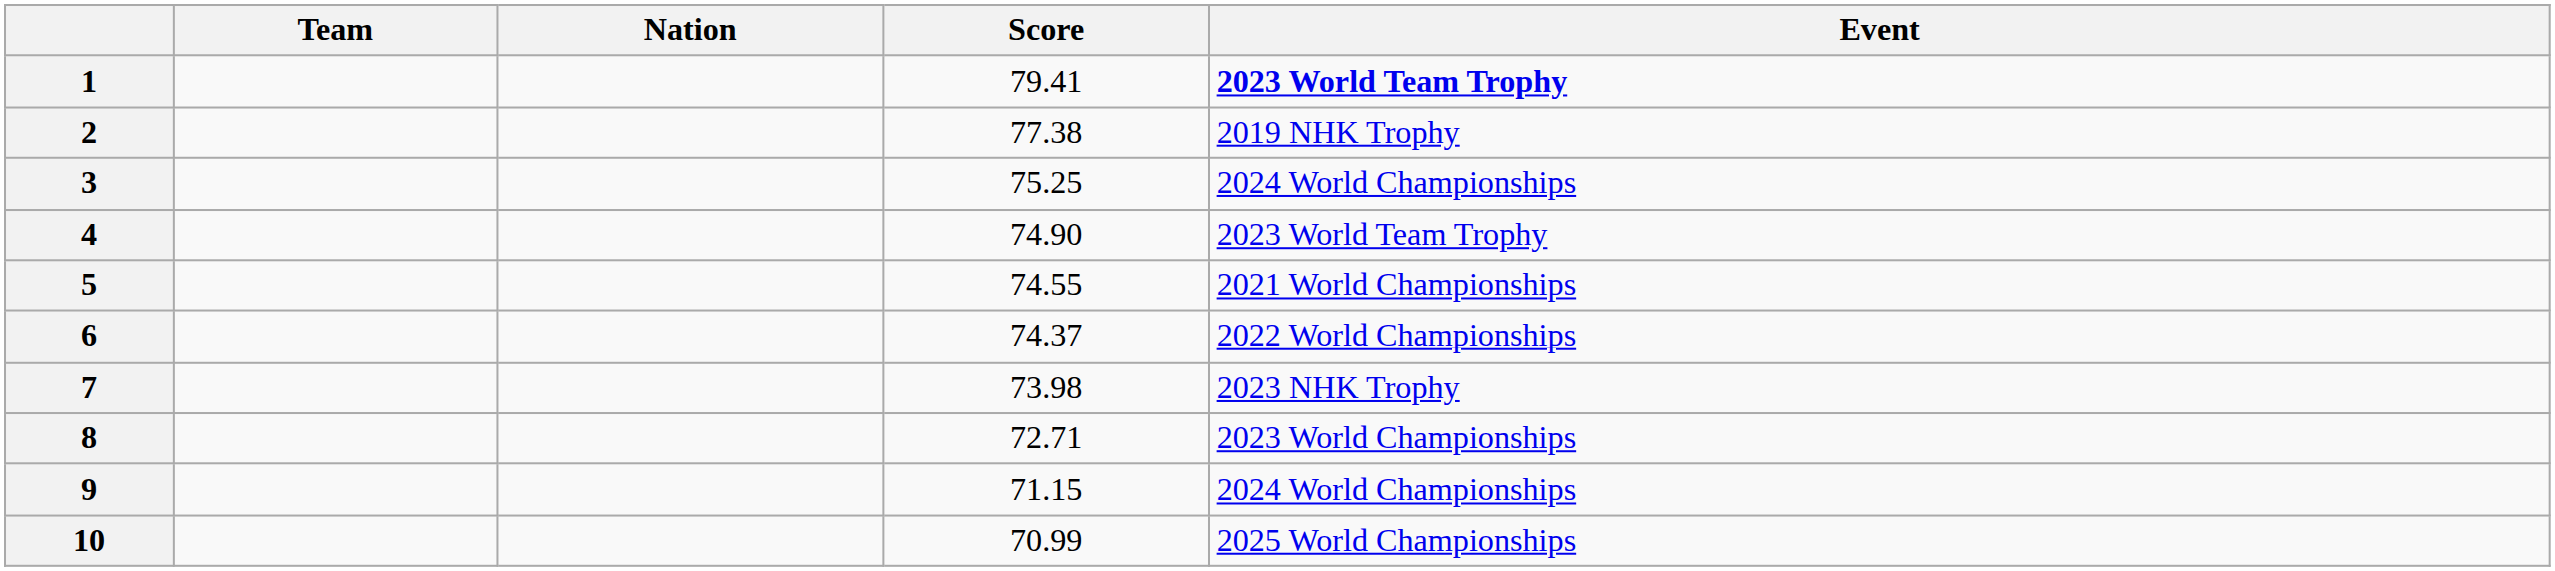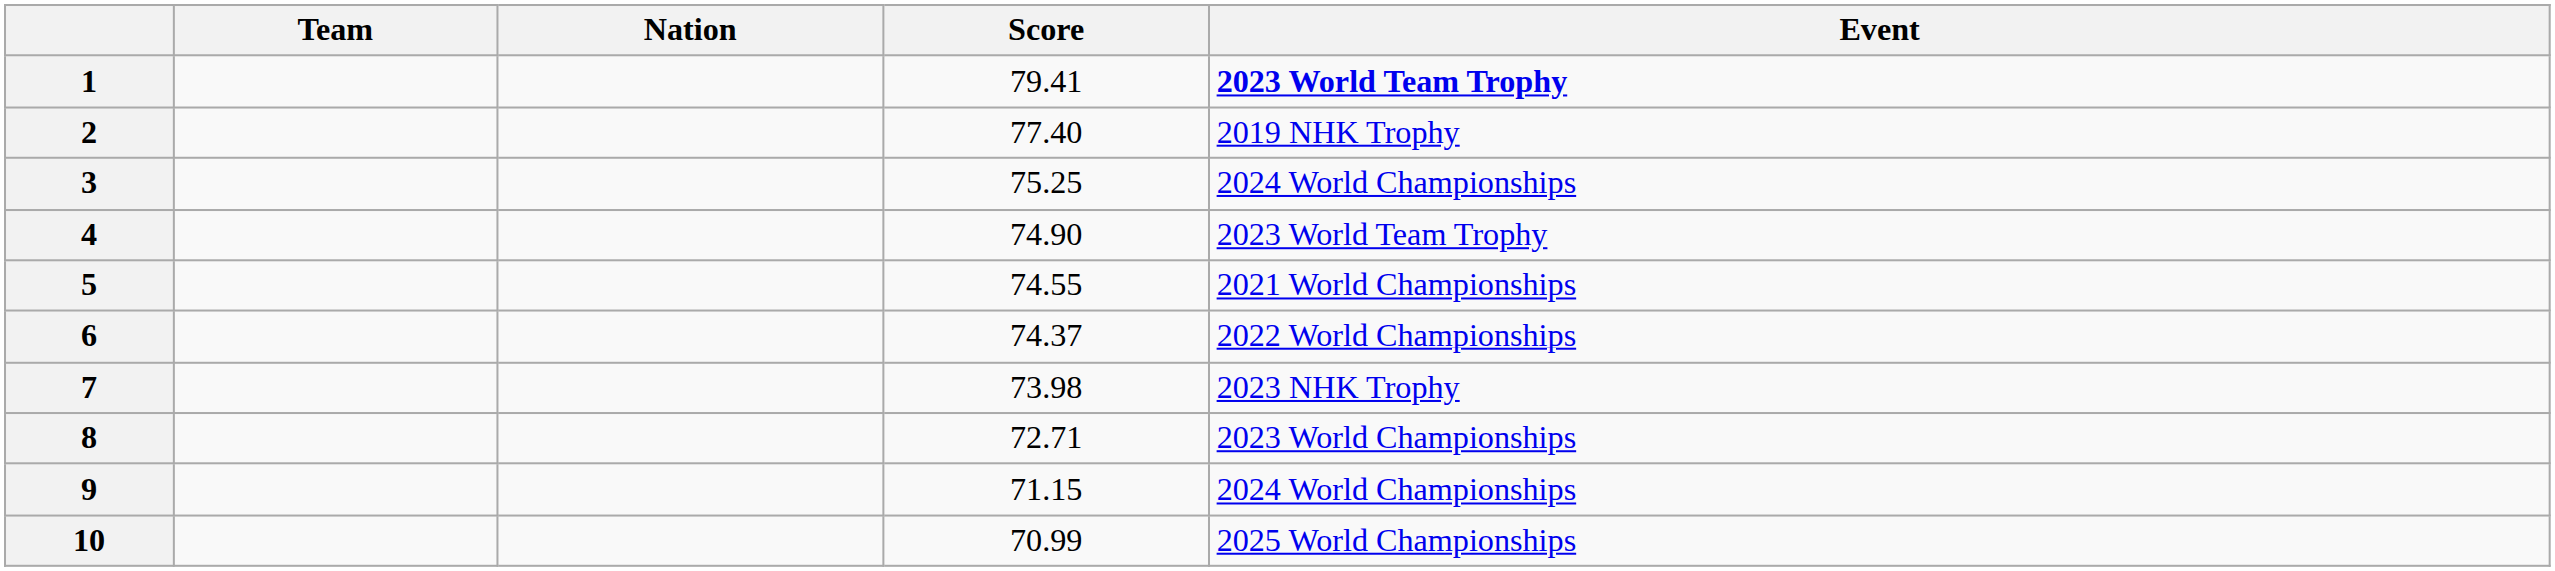(1046, 132) 77.38 -> (1046, 132) 77.40
